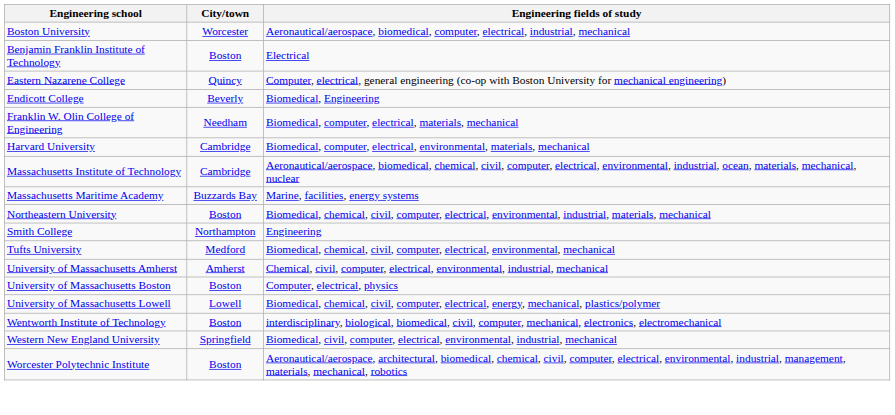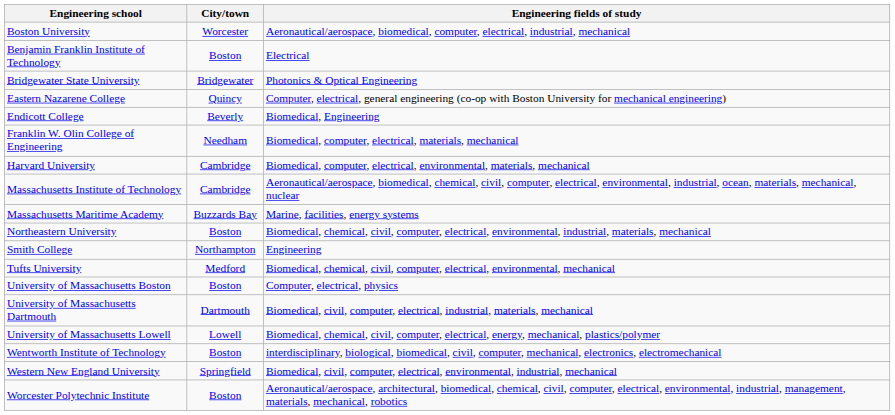+ row: (73, 80)
- row: (92, 268)
+ row: (71, 310)
